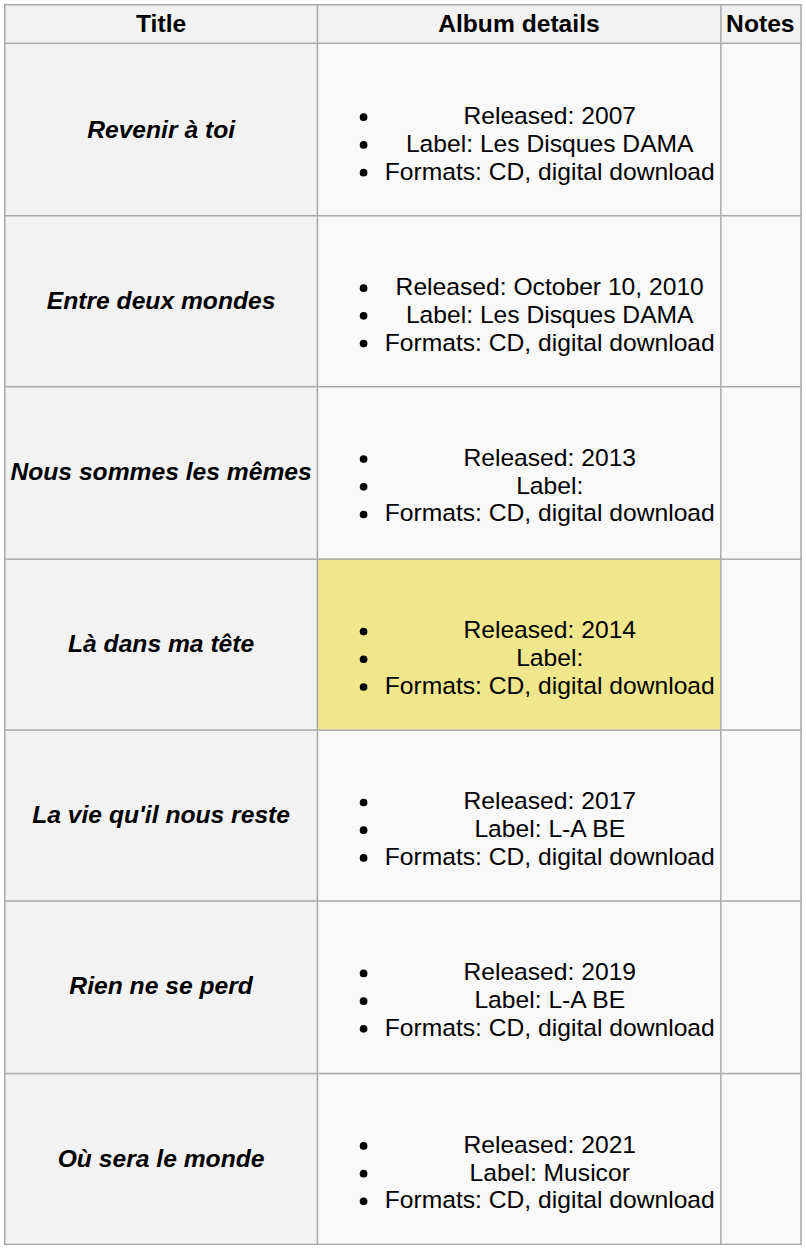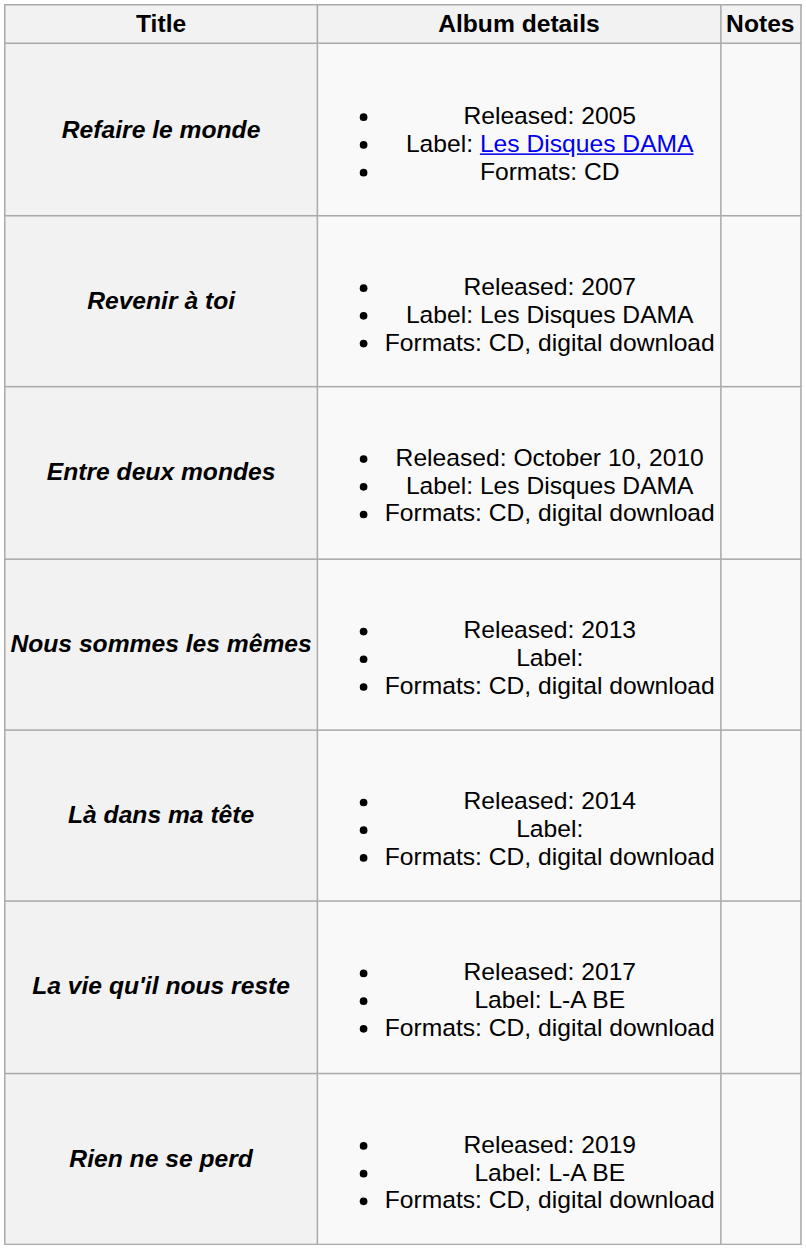+ row: (161, 129)
(519, 658) khaki background -> (519, 830) no background
- row: (161, 1158)
